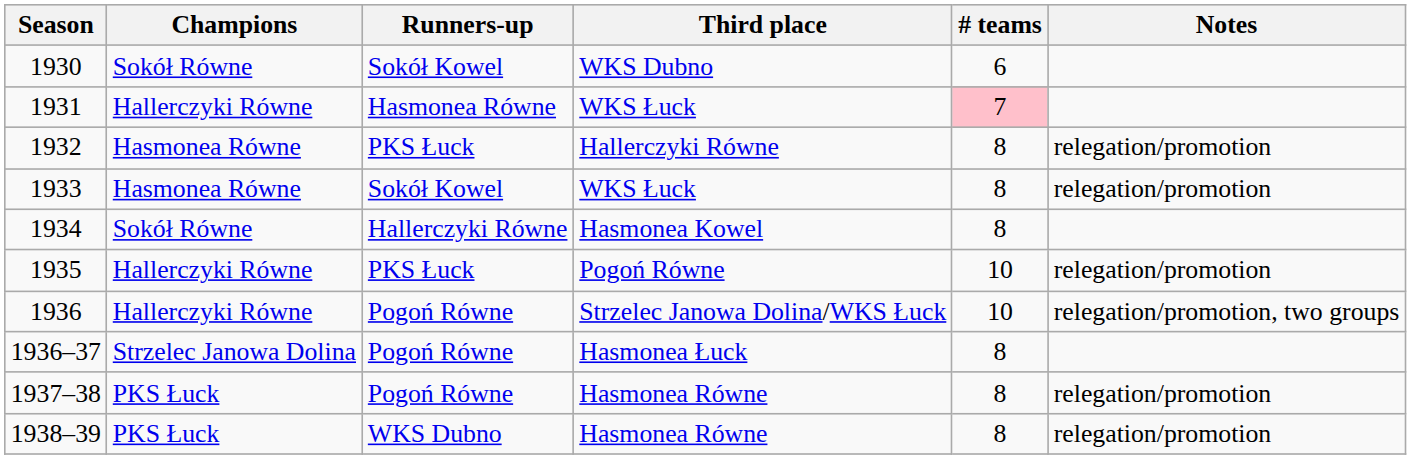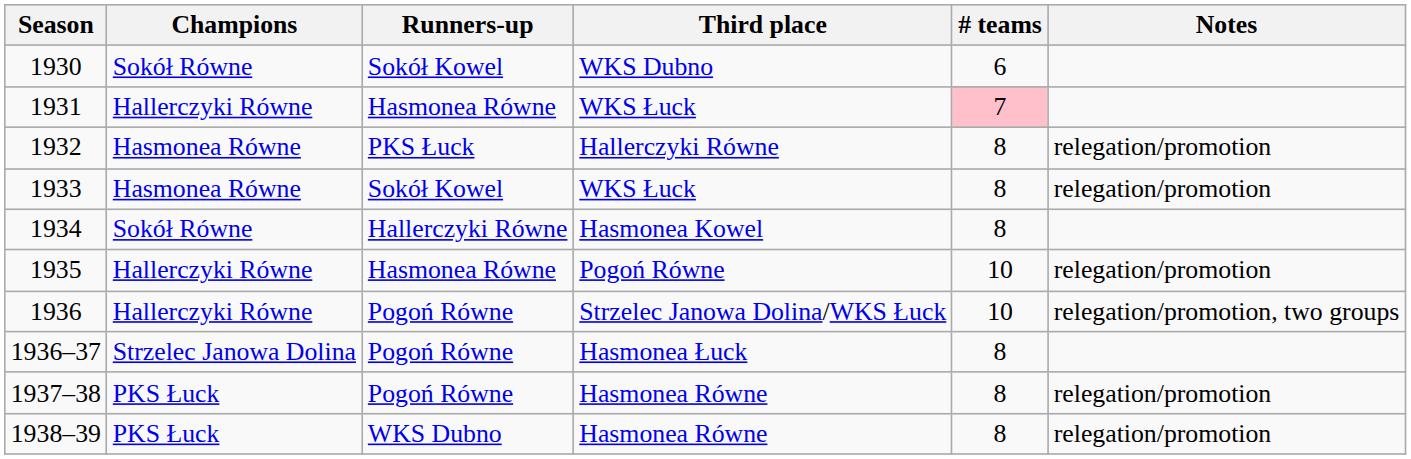(421, 270) PKS Łuck -> (462, 270) Hasmonea Równe
